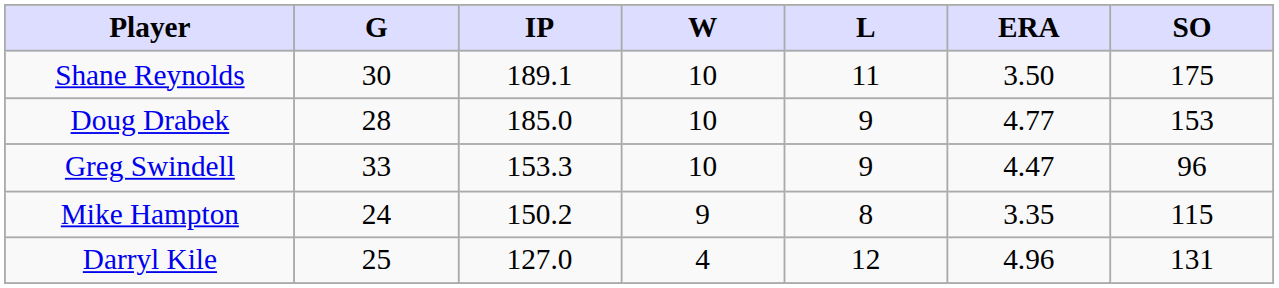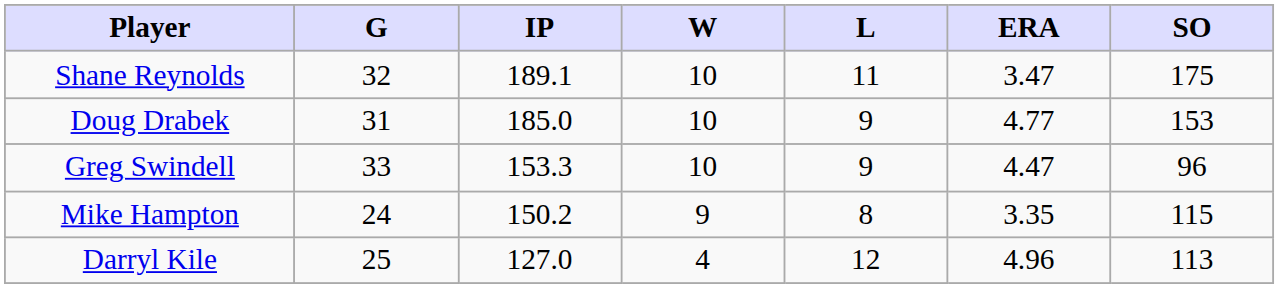(376, 74) 30 -> (376, 74) 32
(1029, 74) 3.50 -> (1029, 74) 3.47
(376, 120) 28 -> (376, 120) 31
(1192, 259) 131 -> (1192, 259) 113
